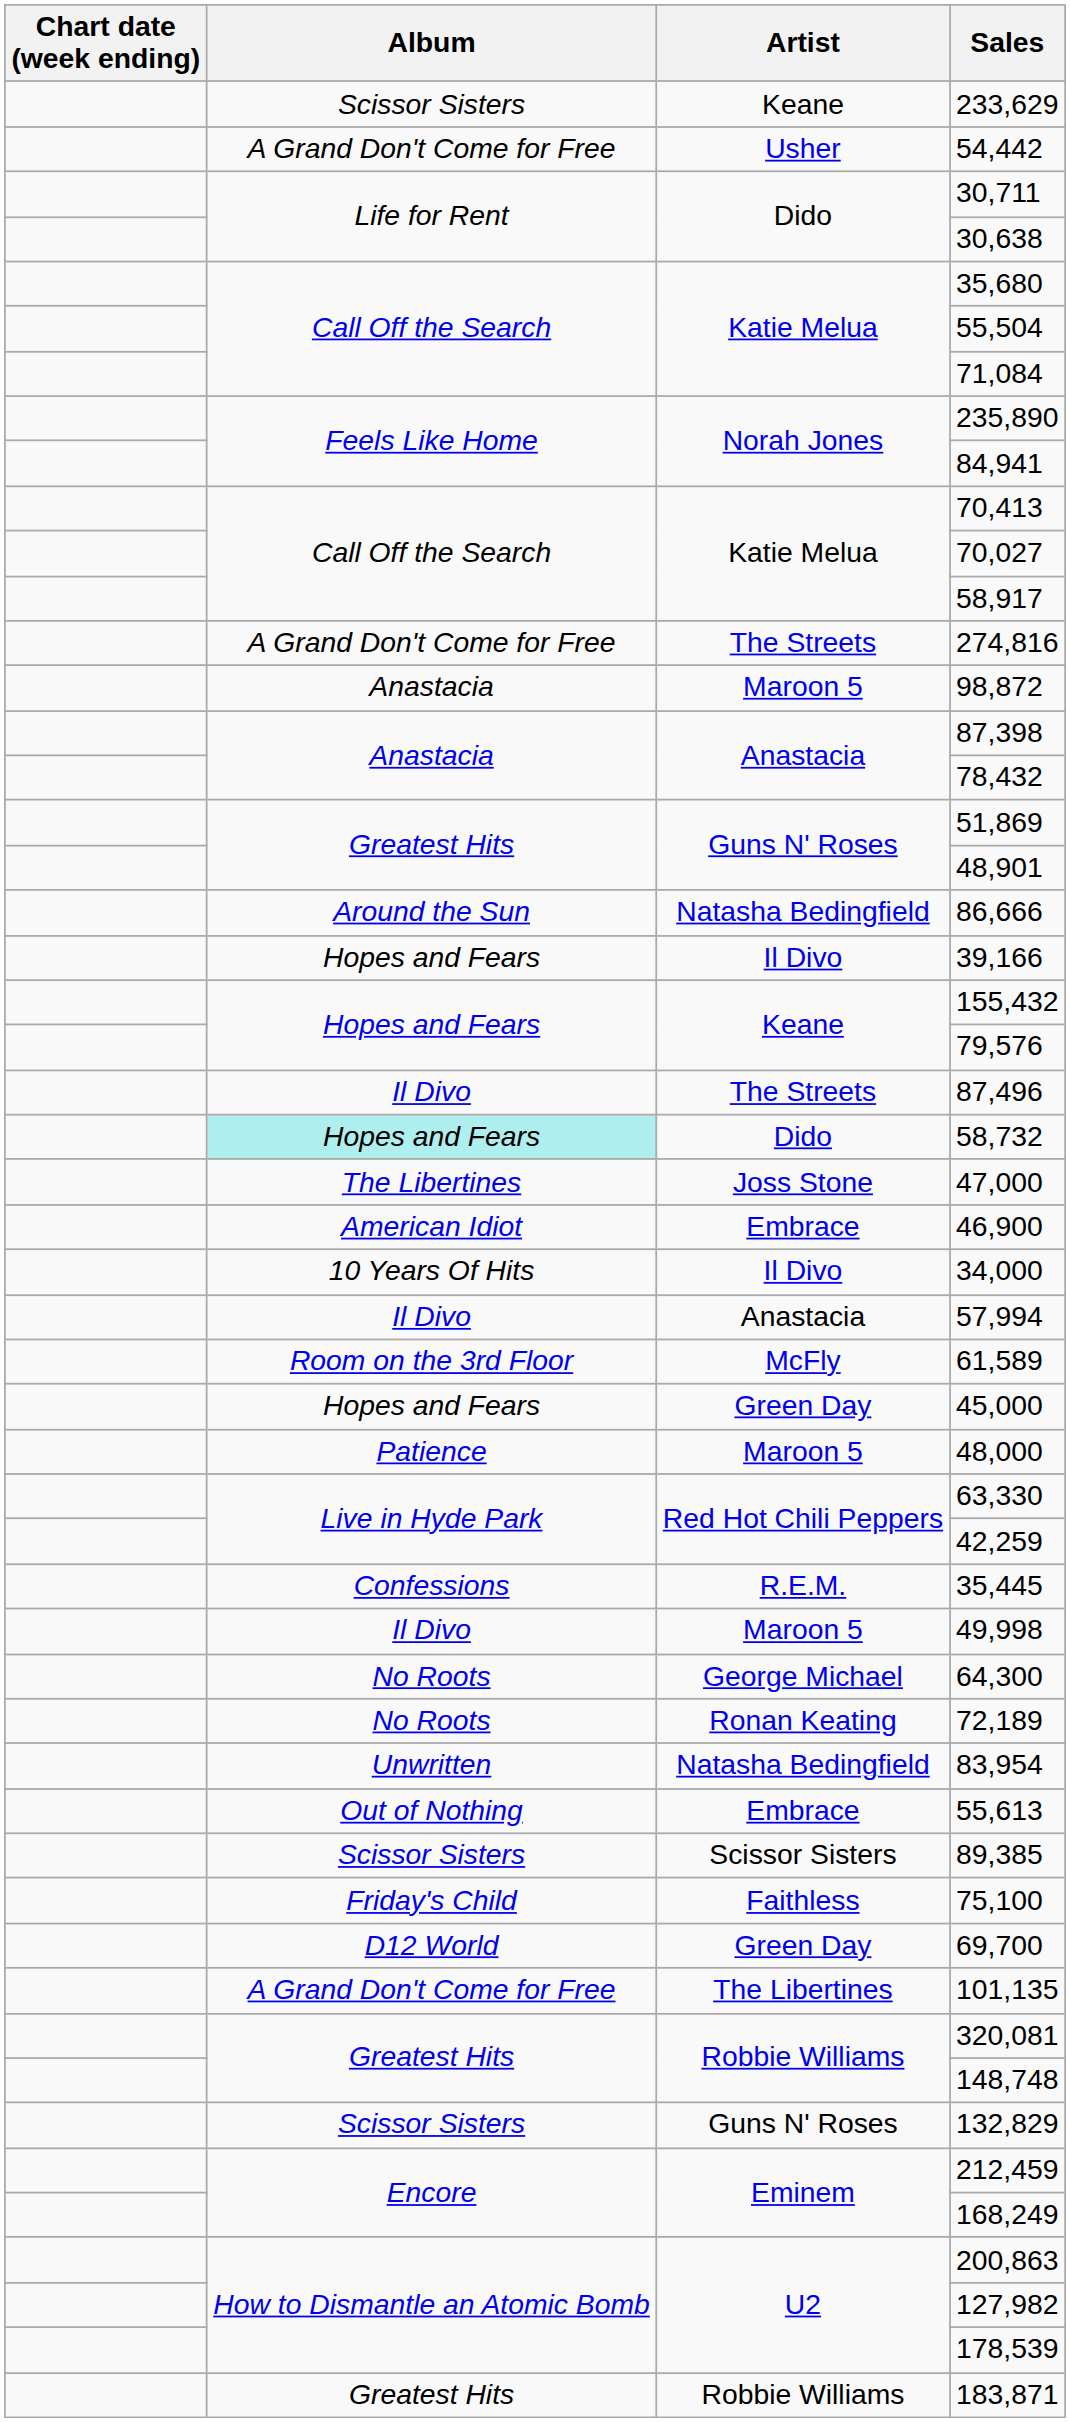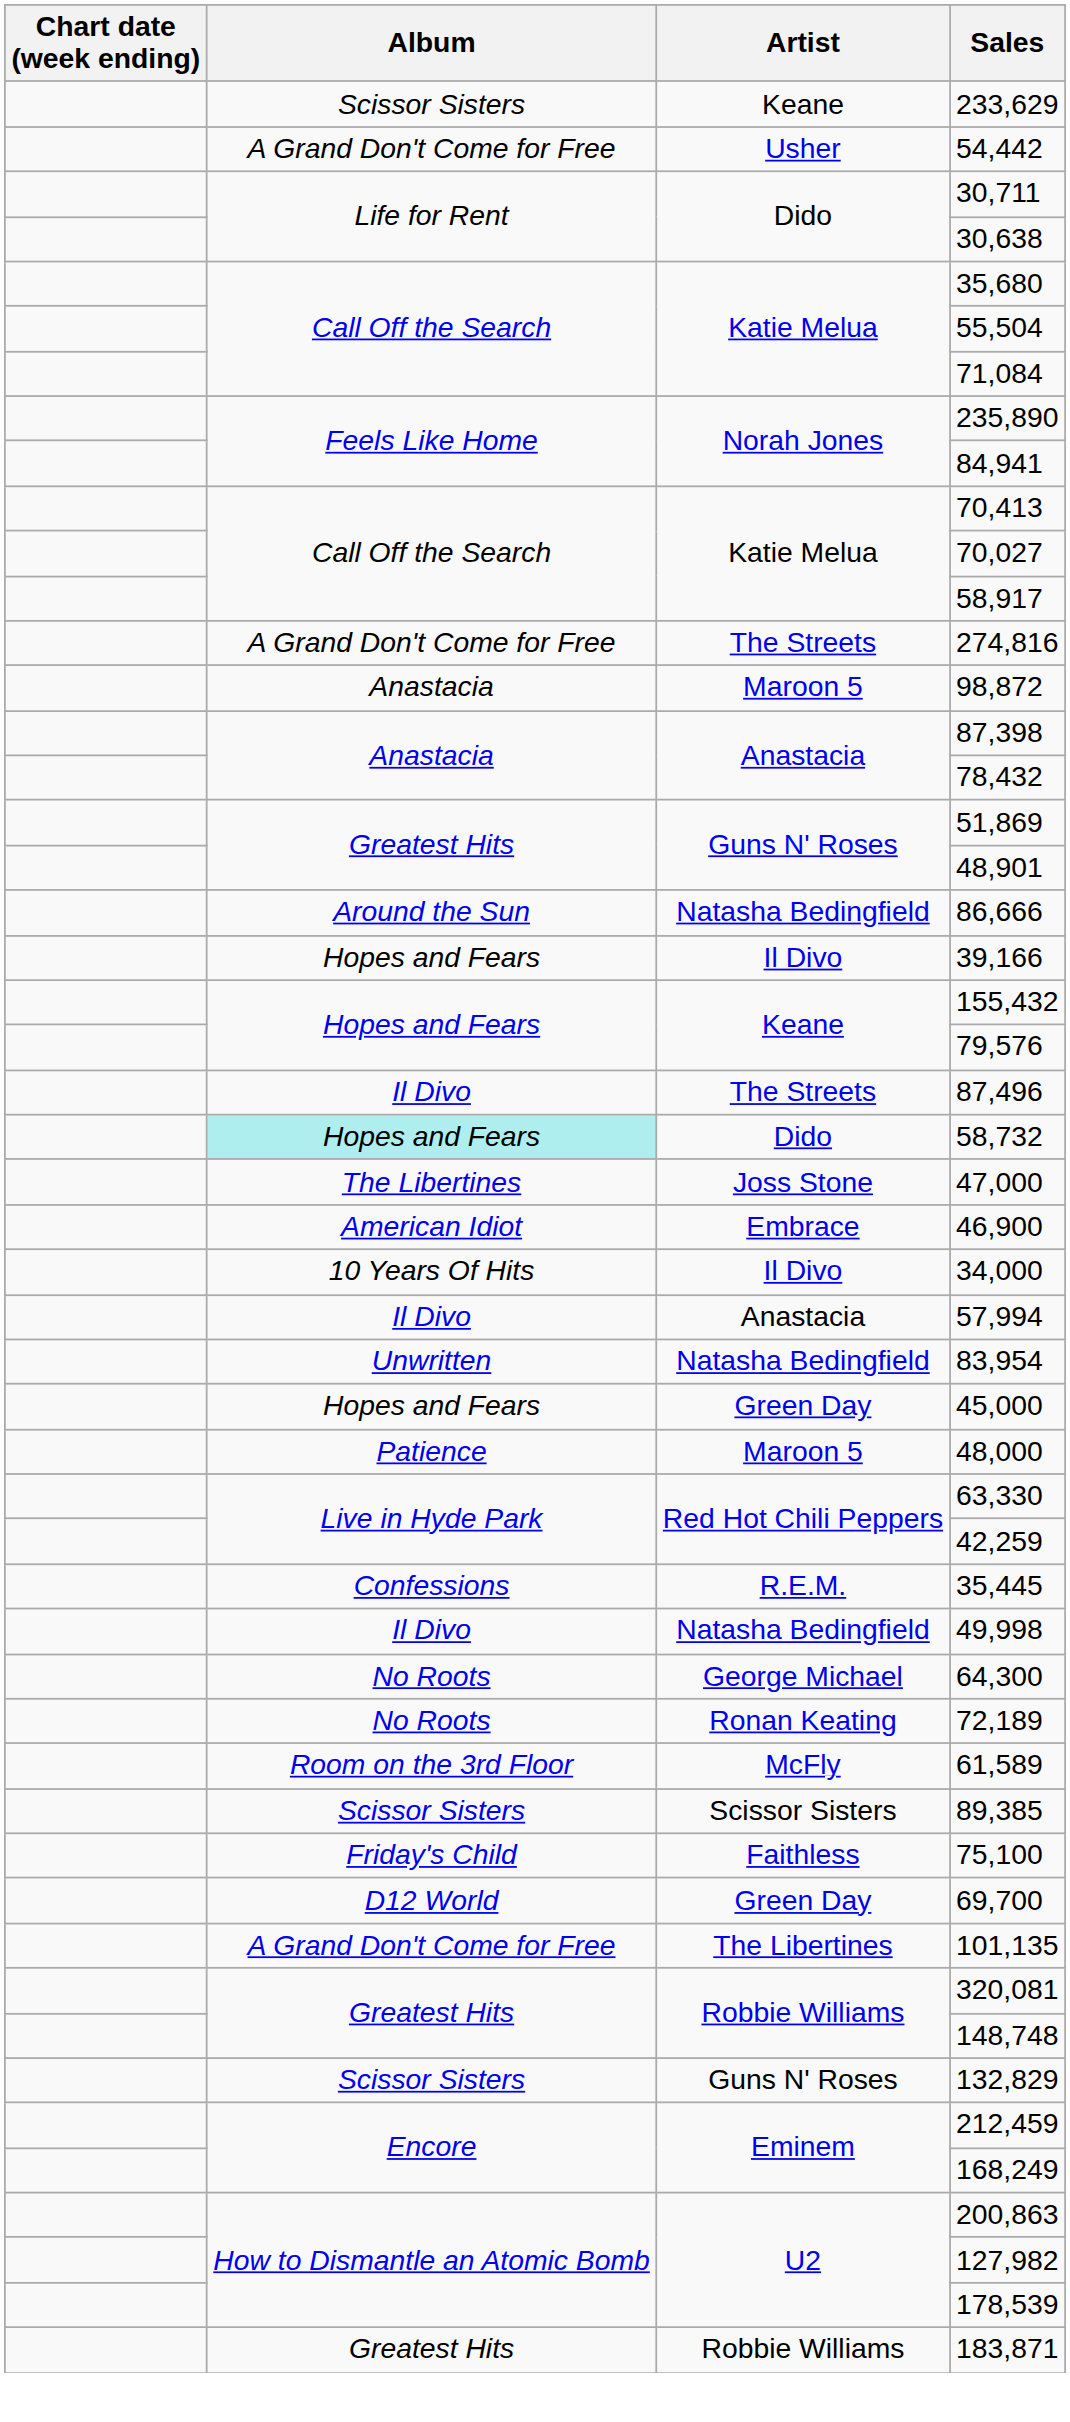rows swapped: (999, 1361) <-> (999, 1765)
(803, 1630) Maroon 5 -> (803, 1630) Natasha Bedingfield
- row: (999, 1810)
